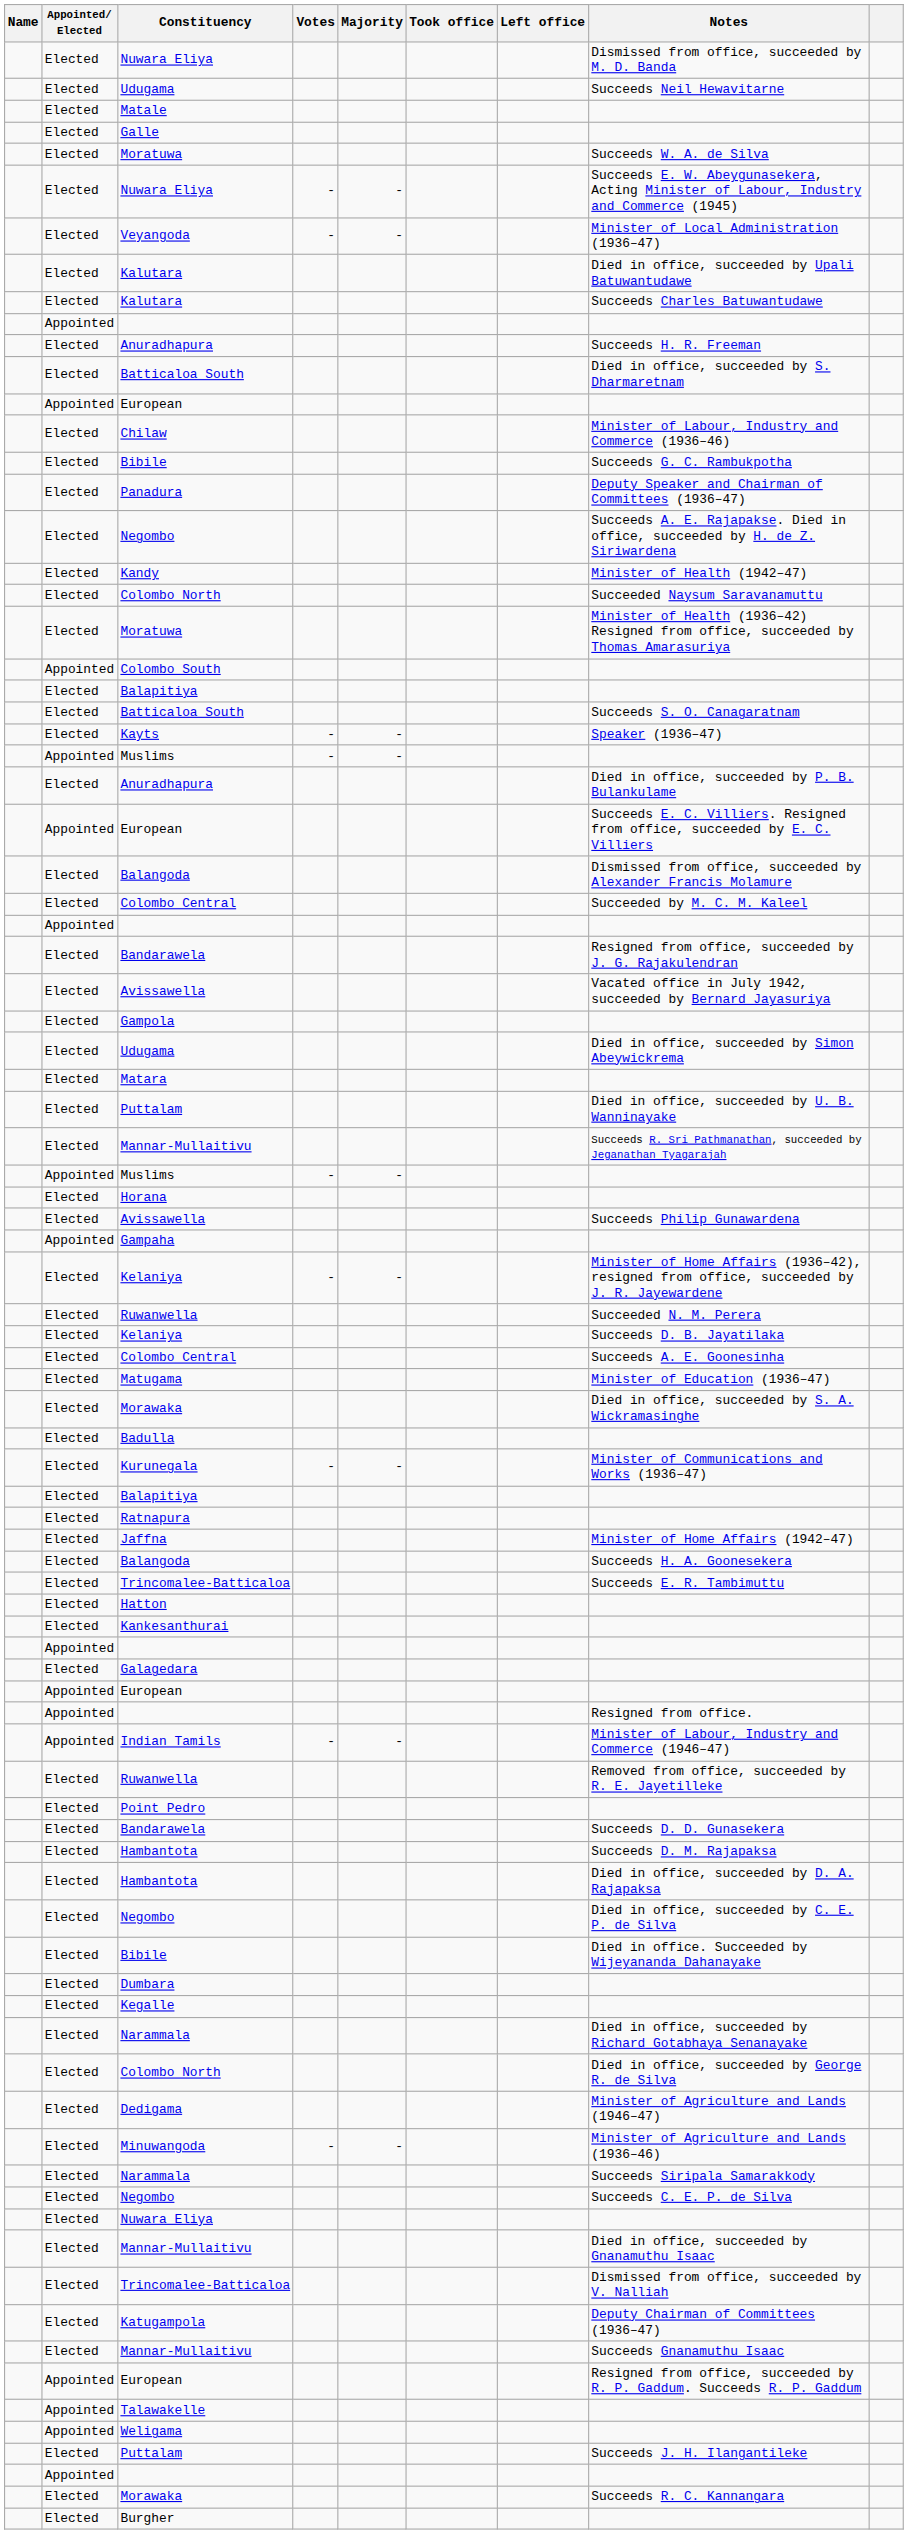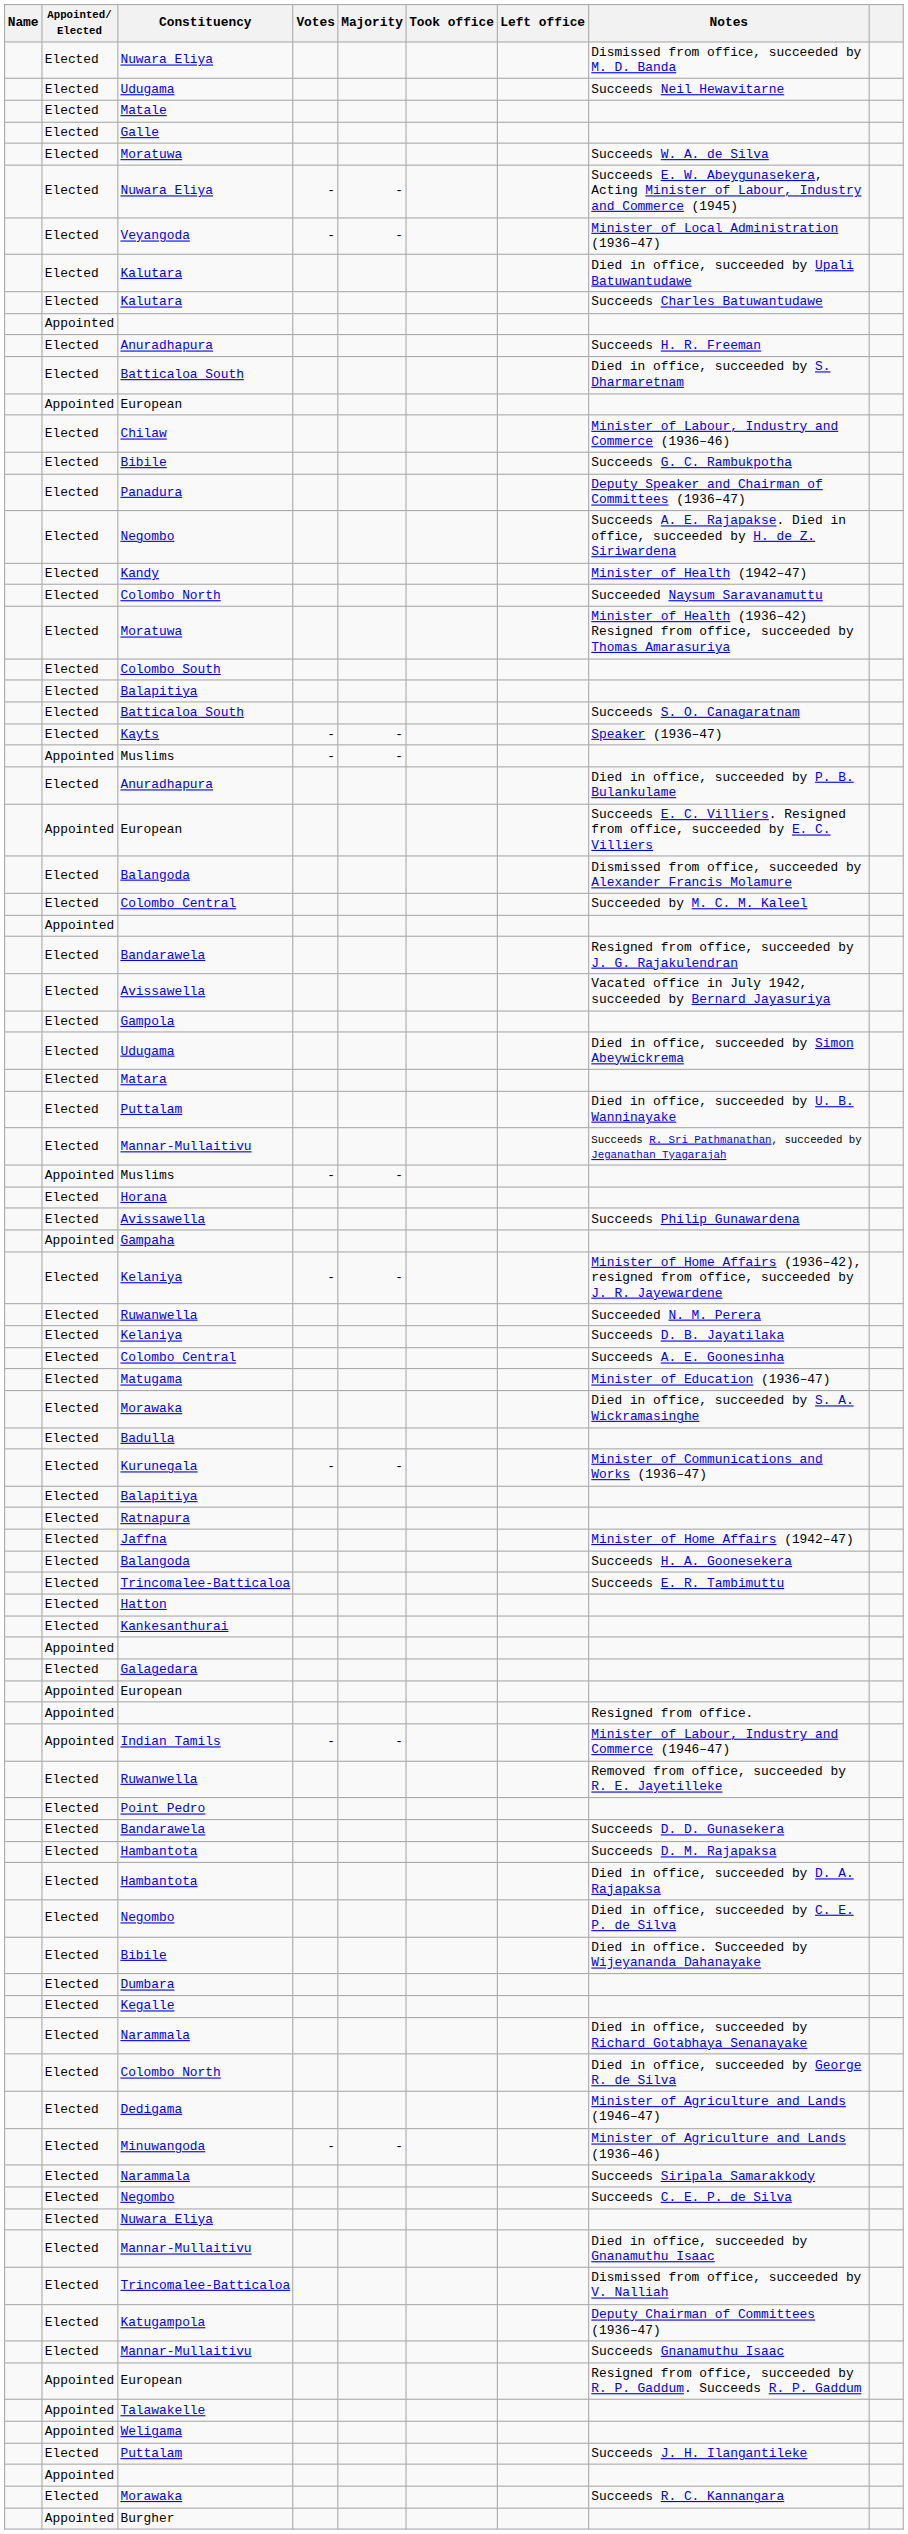(79, 669) Appointed -> (72, 669) Elected
(72, 2518) Elected -> (79, 2518) Appointed
